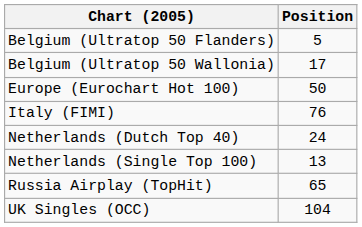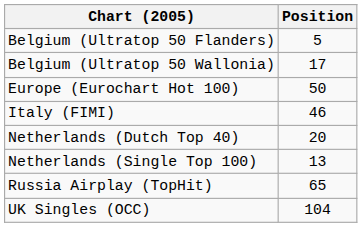(318, 113) 76 -> (318, 113) 46
(318, 137) 24 -> (318, 137) 20
